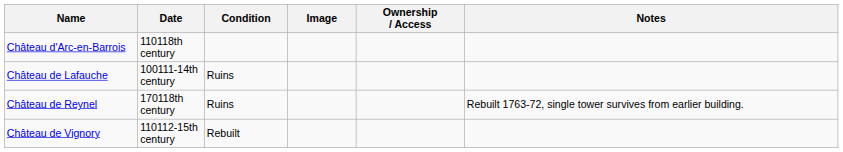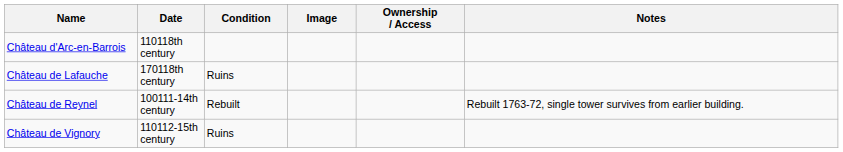(169, 76) 100111-14th century -> (162, 76) 170118th century
(162, 104) 170118th century -> (169, 104) 100111-14th century
(220, 104) Ruins -> (223, 104) Rebuilt
(223, 133) Rebuilt -> (220, 133) Ruins
